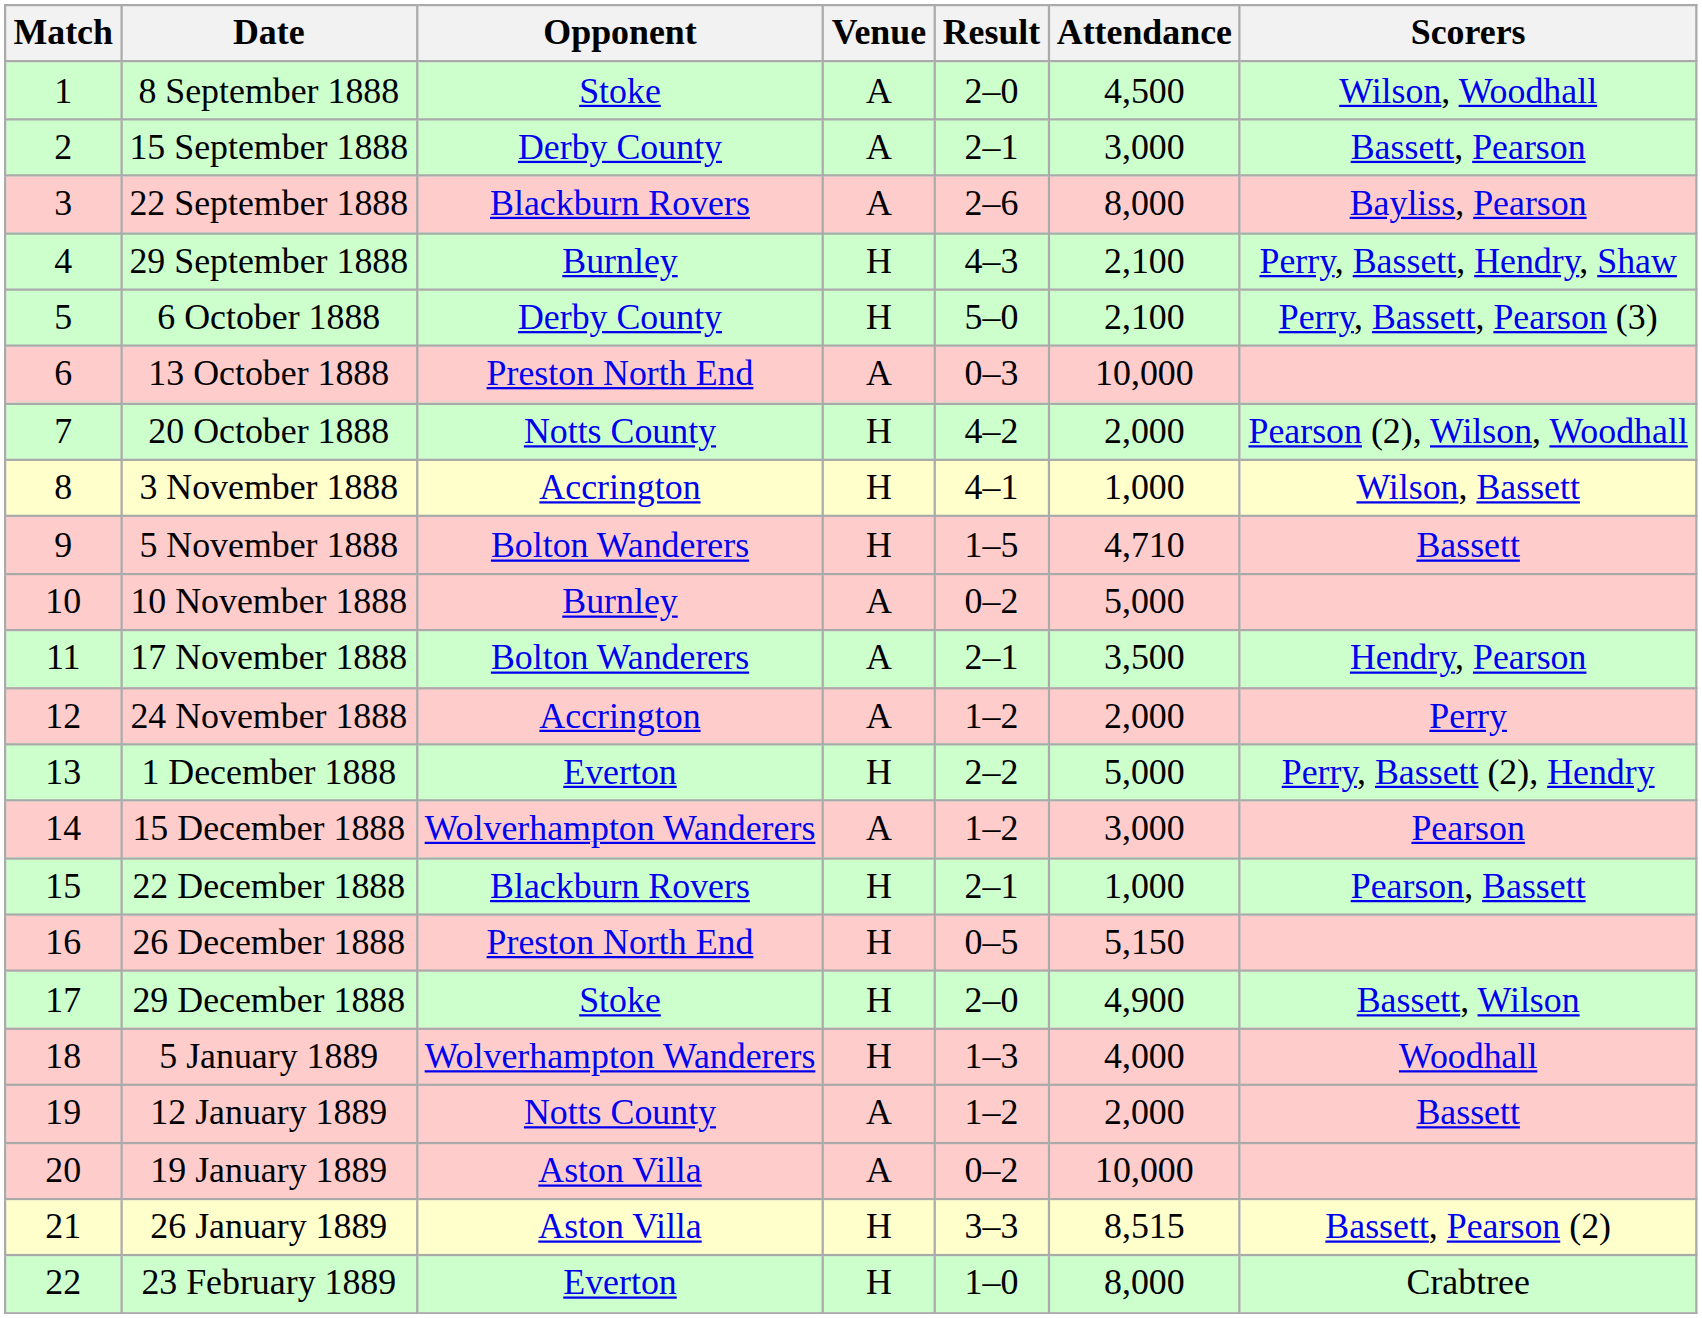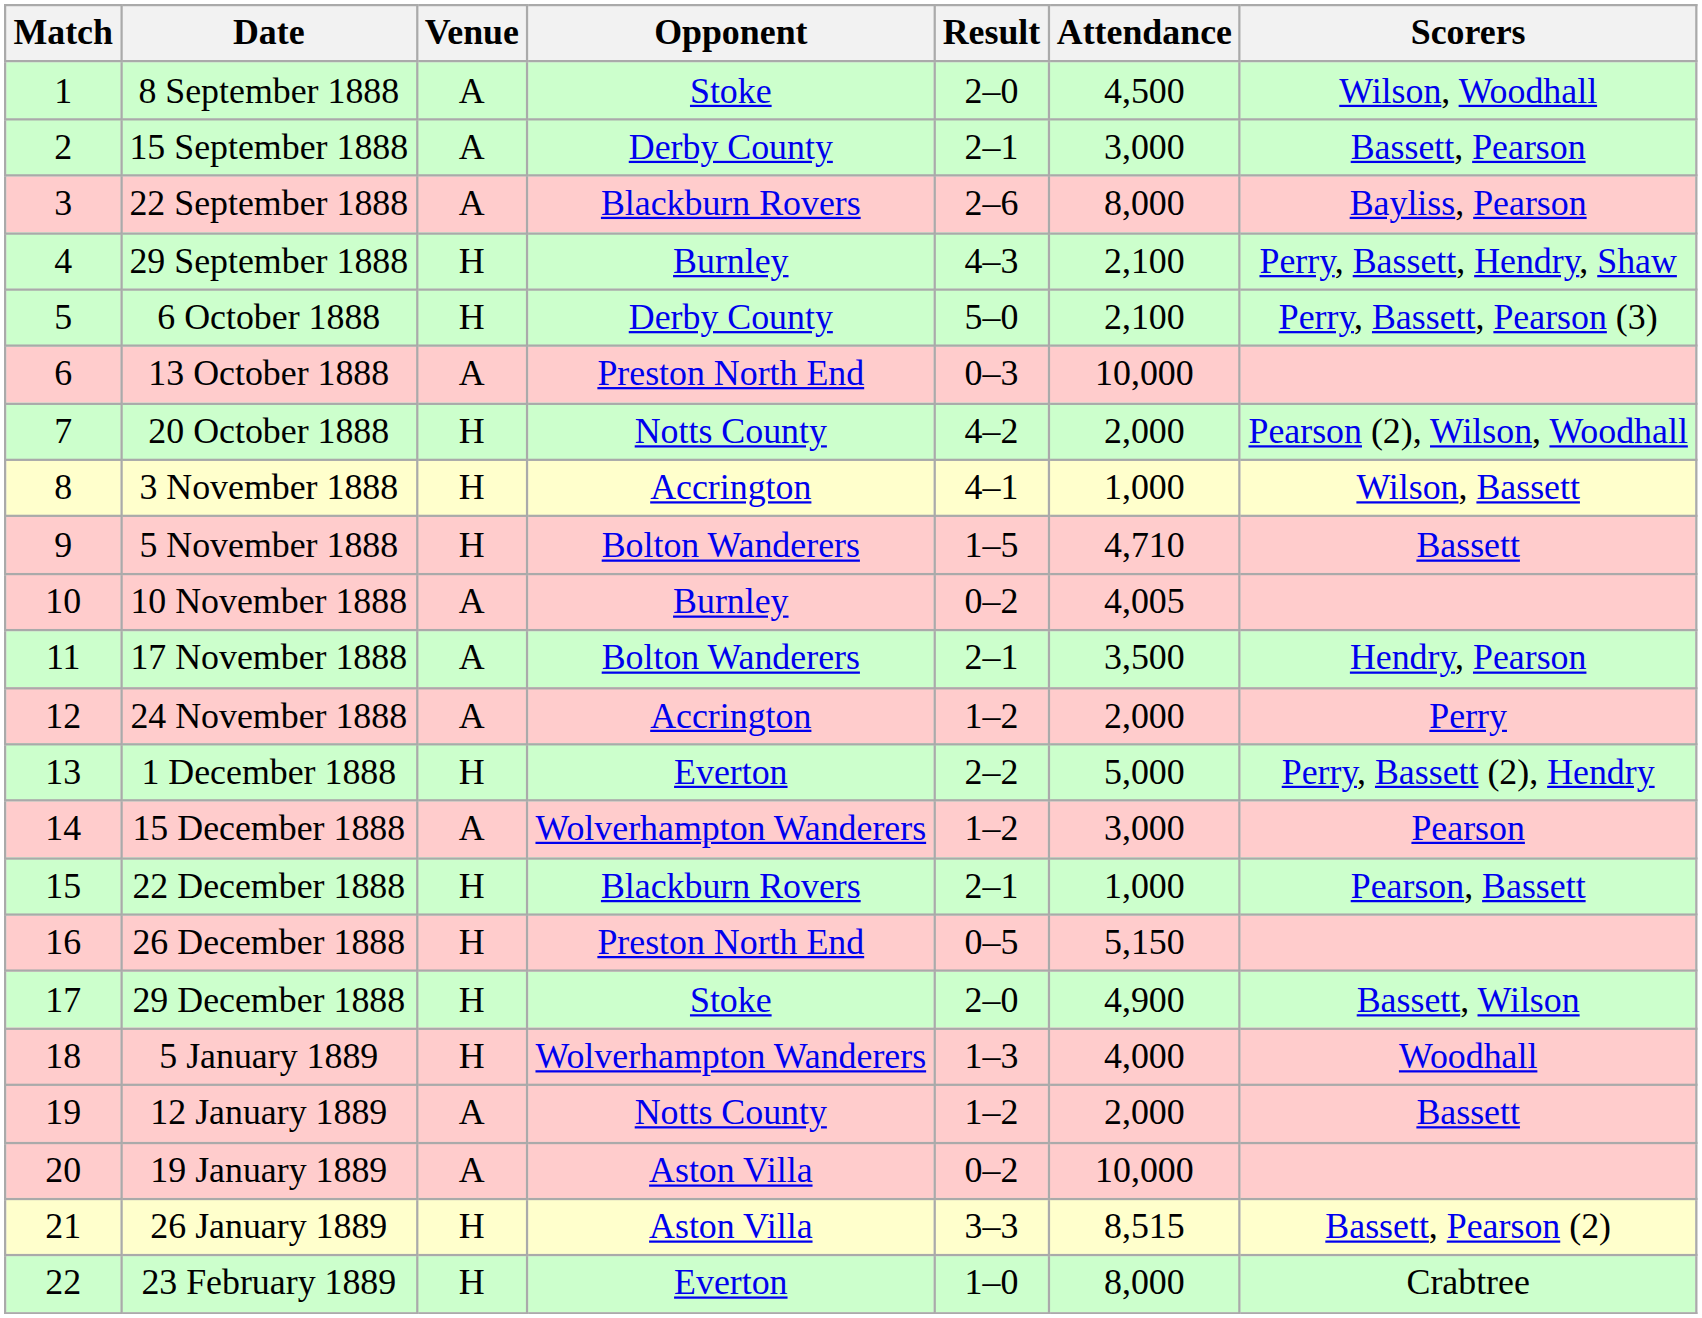columns swapped: (620, 32) <-> (879, 32)
(1144, 601) 5,000 -> (1144, 601) 4,005
